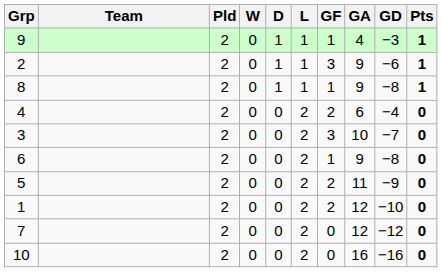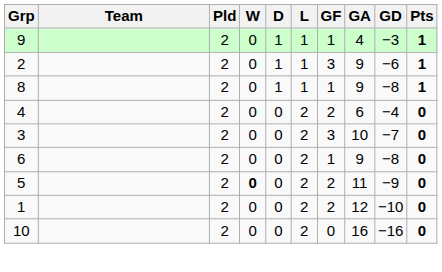(253, 183) normal -> (253, 183) bold
- row: (21, 231)
